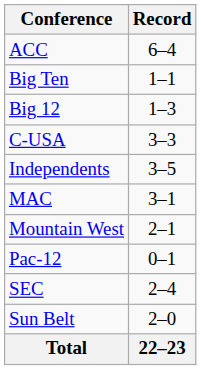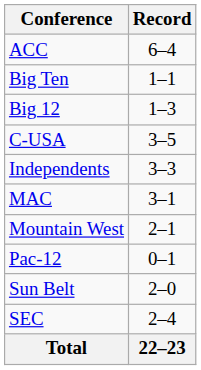(162, 139) 3–3 -> (162, 139) 3–5
(162, 169) 3–5 -> (162, 169) 3–3
rows swapped: (26, 288) <-> (42, 318)
